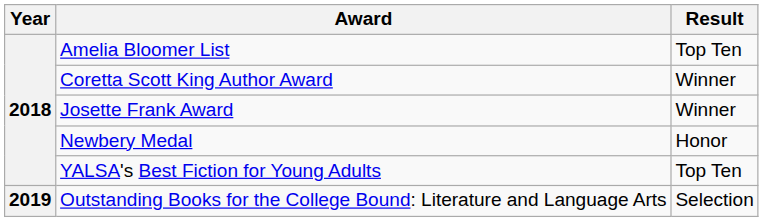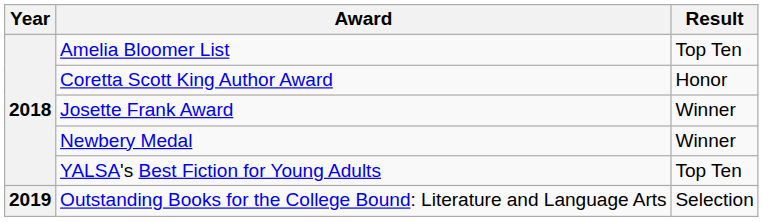(706, 79) Winner -> (701, 79) Honor
(701, 140) Honor -> (706, 140) Winner
